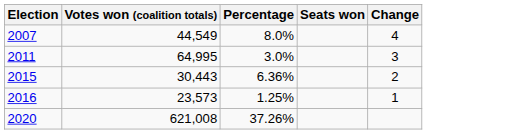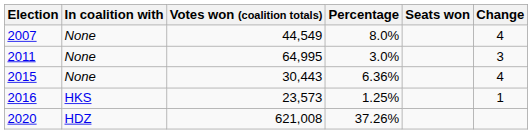+ column: (114, 14)
(395, 77) 2 -> (500, 77) 4
